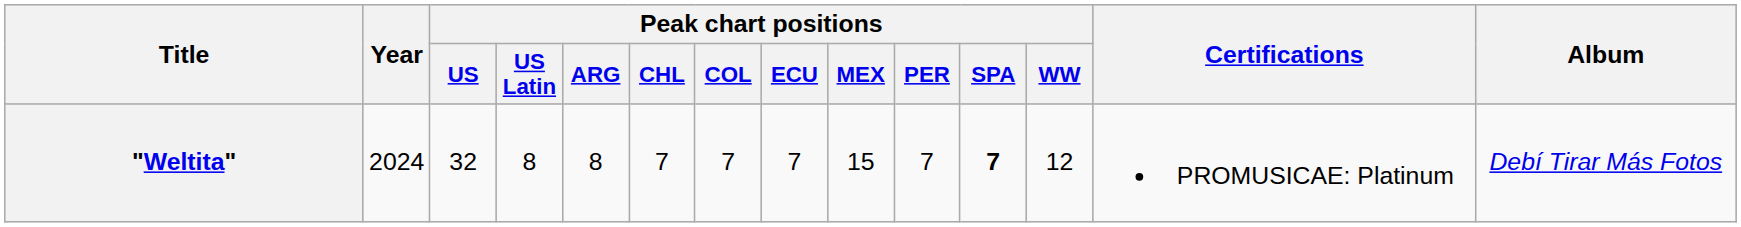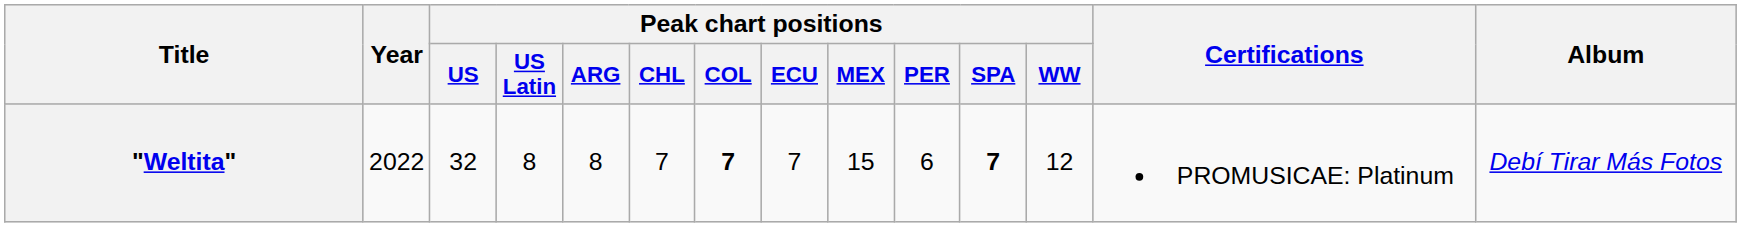(397, 162) 2024 -> (397, 162) 2022
(728, 162) normal -> (728, 162) bold
(927, 162) 7 -> (927, 162) 6
